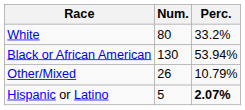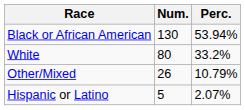rows swapped: (23, 34) <-> (79, 54)
(212, 94) bold -> (212, 94) normal
